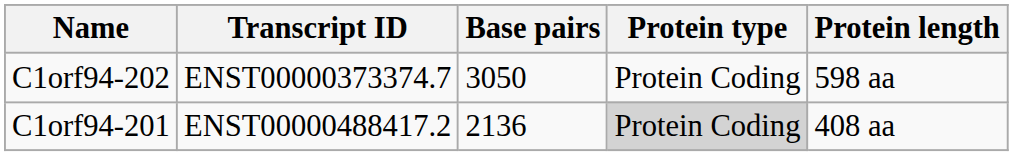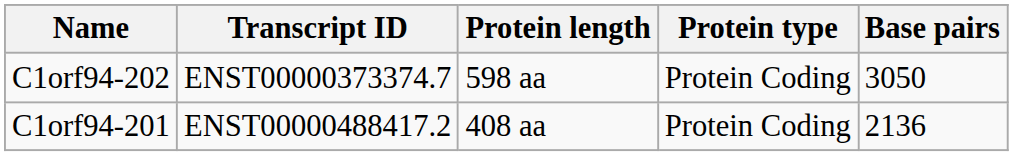columns swapped: (533, 28) <-> (907, 28)
(707, 125) lightgrey background -> (758, 125) no background
